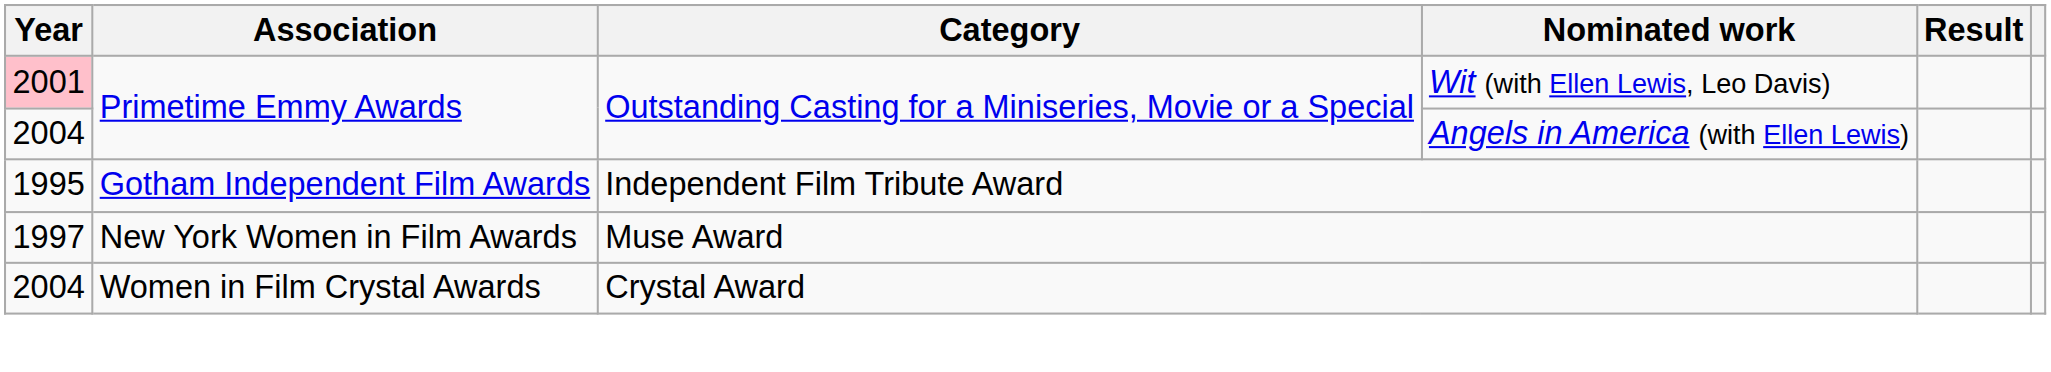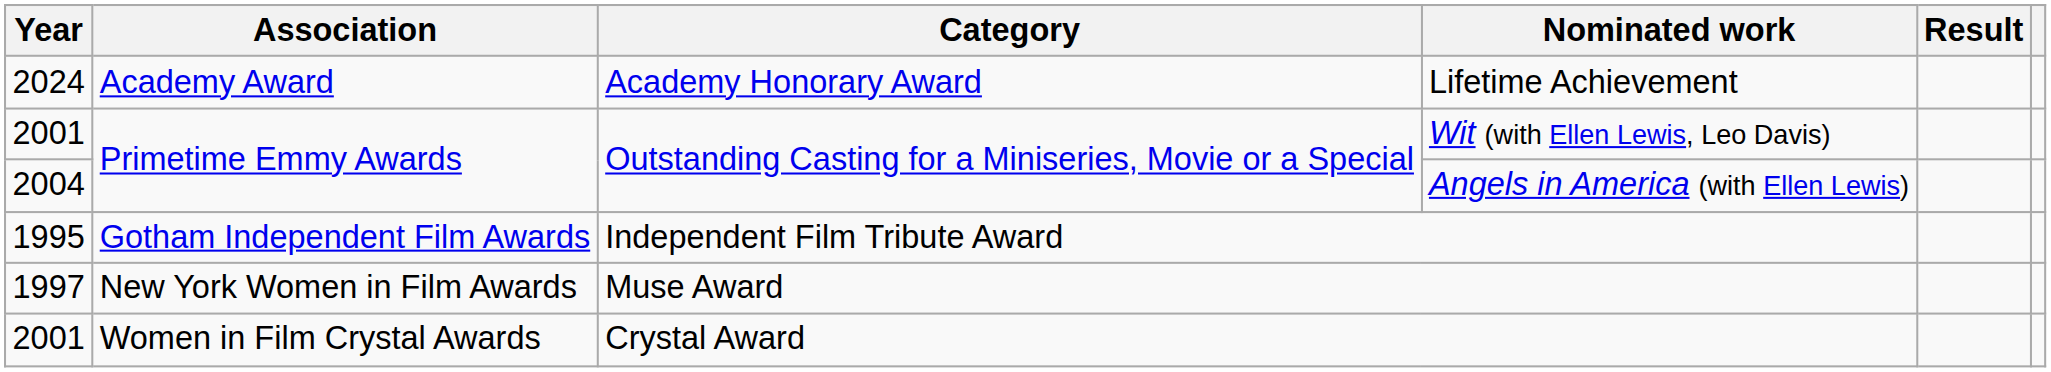+ row: (1583, 81)
(49, 81) pink background -> (49, 133) no background
(49, 287) 2004 -> (49, 339) 2001
